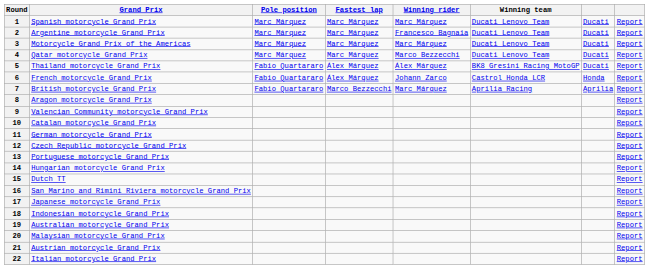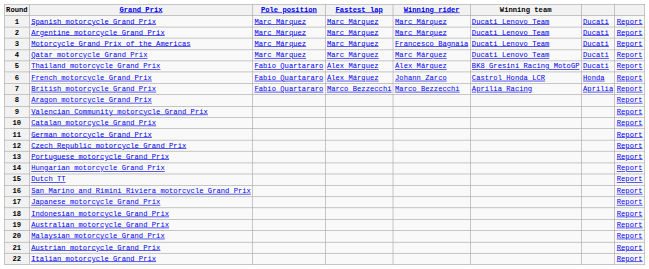(432, 33) Francesco Bagnaia -> (421, 33) Marc Márquez
(421, 44) Marc Márquez -> (432, 44) Francesco Bagnaia
(427, 55) Marco Bezzecchi -> (421, 55) Marc Márquez
(421, 89) Marc Márquez -> (427, 89) Marco Bezzecchi
